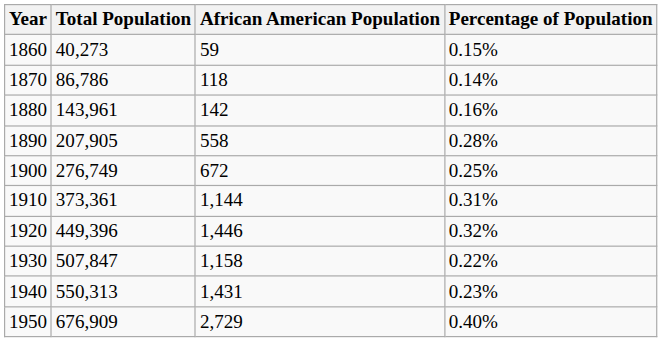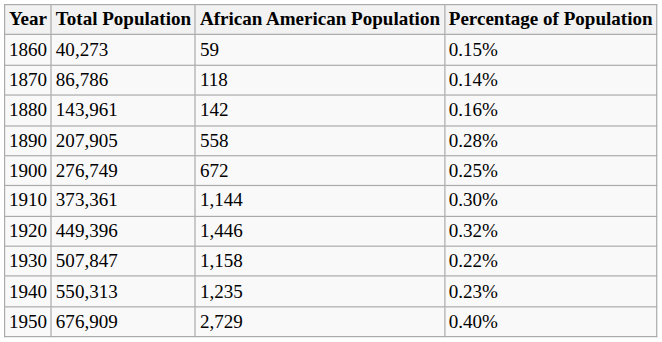(473, 200) 0.31% -> (473, 200) 0.30%
(221, 291) 1,431 -> (221, 291) 1,235
